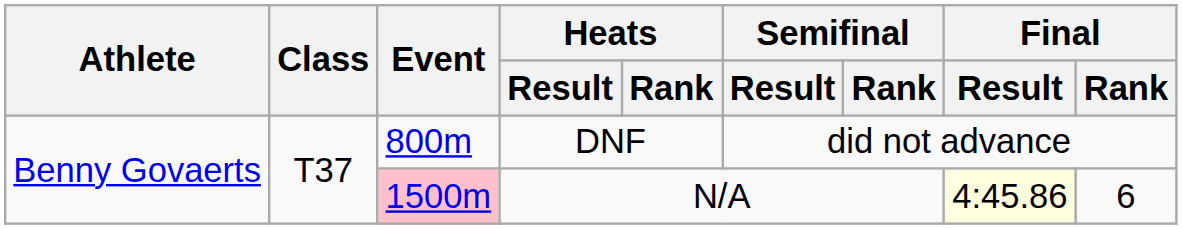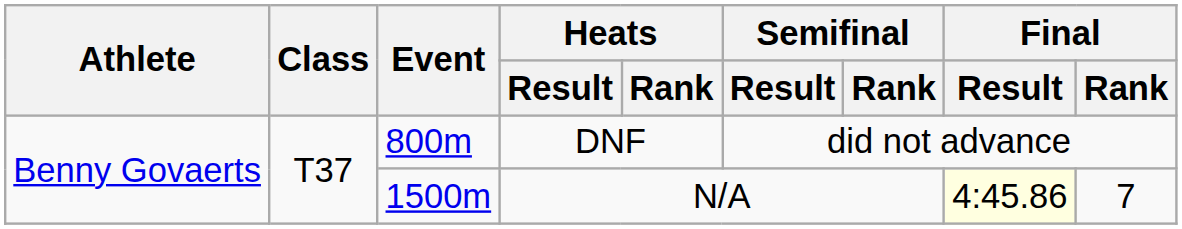(438, 197) pink background -> (438, 197) no background
(1126, 197) 6 -> (1126, 197) 7
